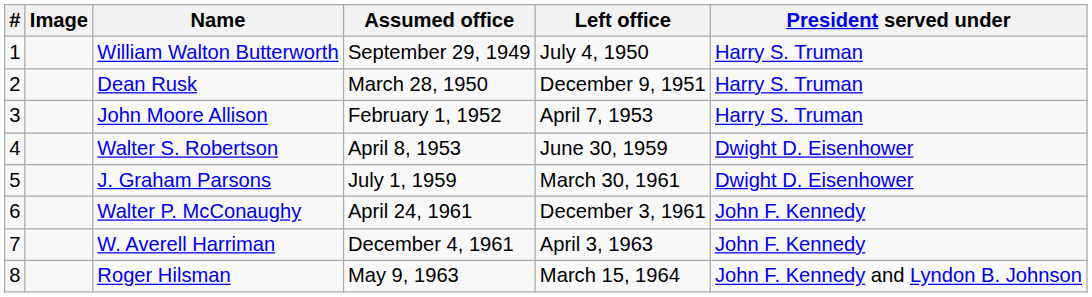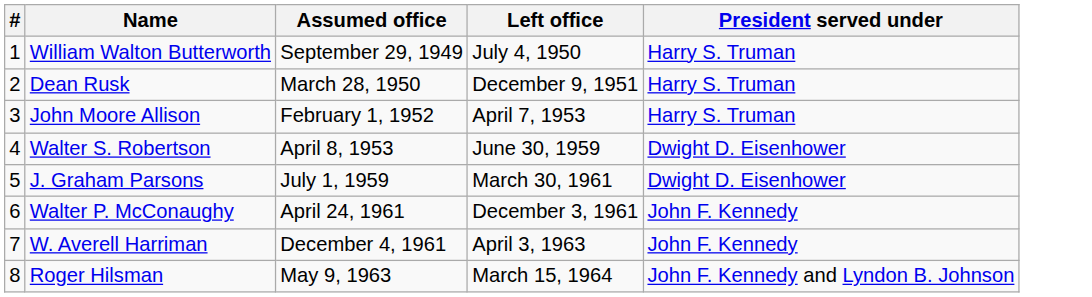- column: (59, 20)
